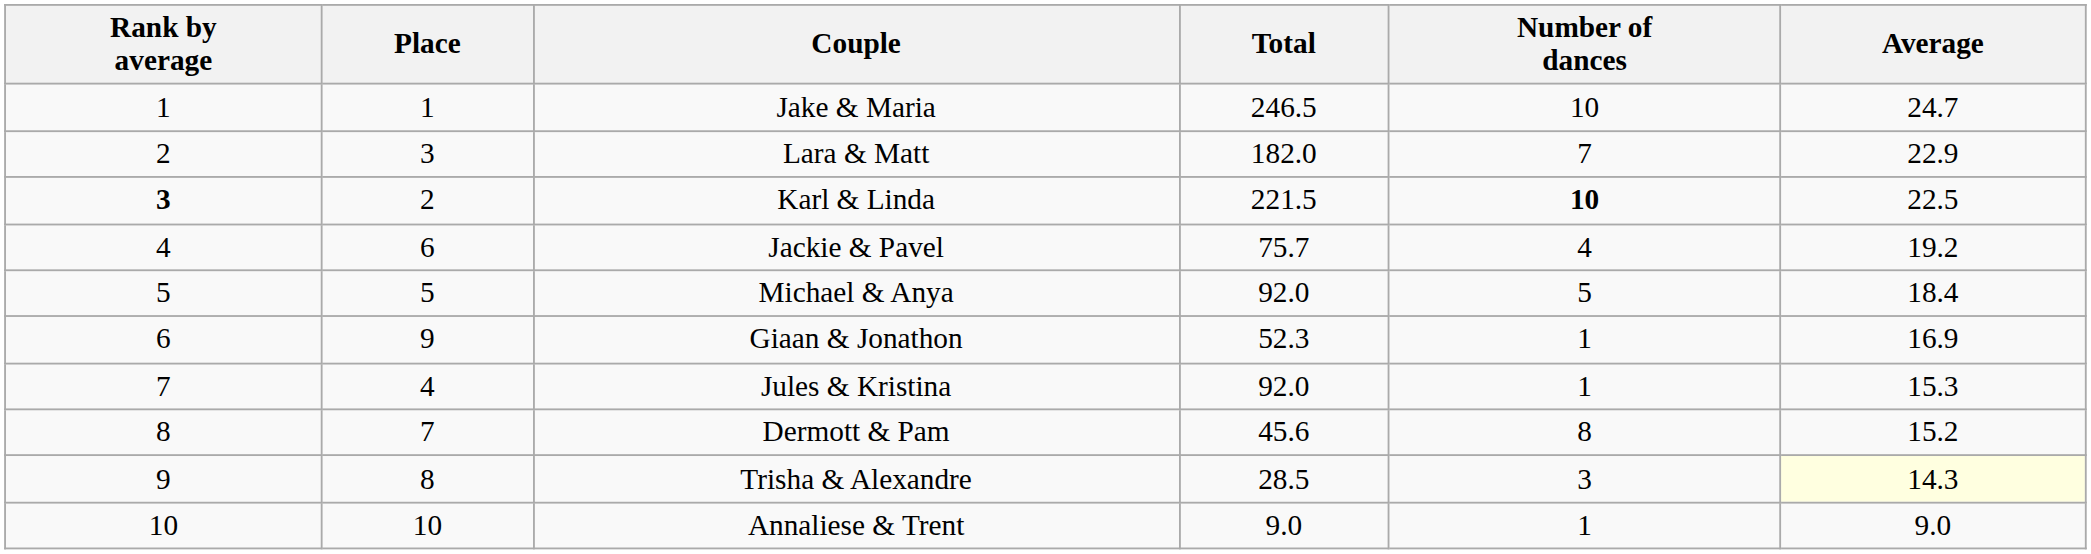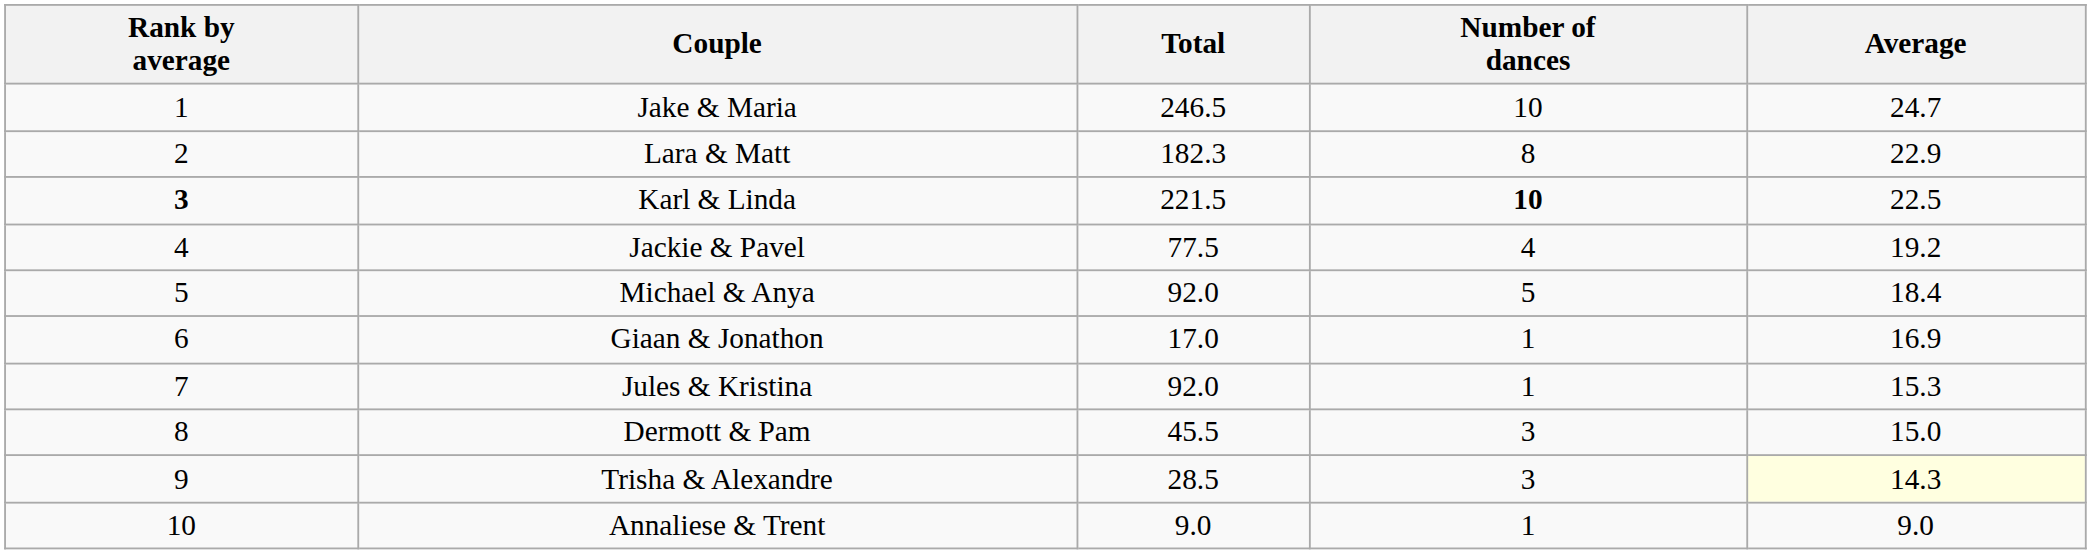- column: (427, 44)
(1284, 153) 182.0 -> (1193, 153) 182.3
(1585, 153) 7 -> (1528, 153) 8
(1284, 246) 75.7 -> (1193, 246) 77.5
(1284, 339) 52.3 -> (1193, 339) 17.0
(1284, 432) 45.6 -> (1193, 432) 45.5
(1585, 432) 8 -> (1528, 432) 3
(1933, 432) 15.2 -> (1916, 432) 15.0
